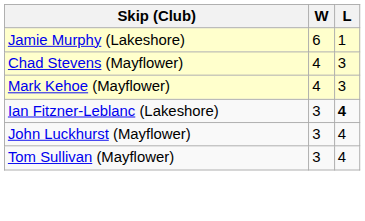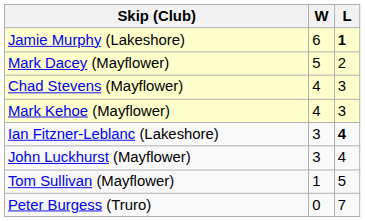(342, 39) normal -> (342, 39) bold
+ row: (89, 63)
(316, 157) 3 -> (316, 181) 1
(342, 157) 4 -> (342, 181) 5
+ row: (80, 205)
